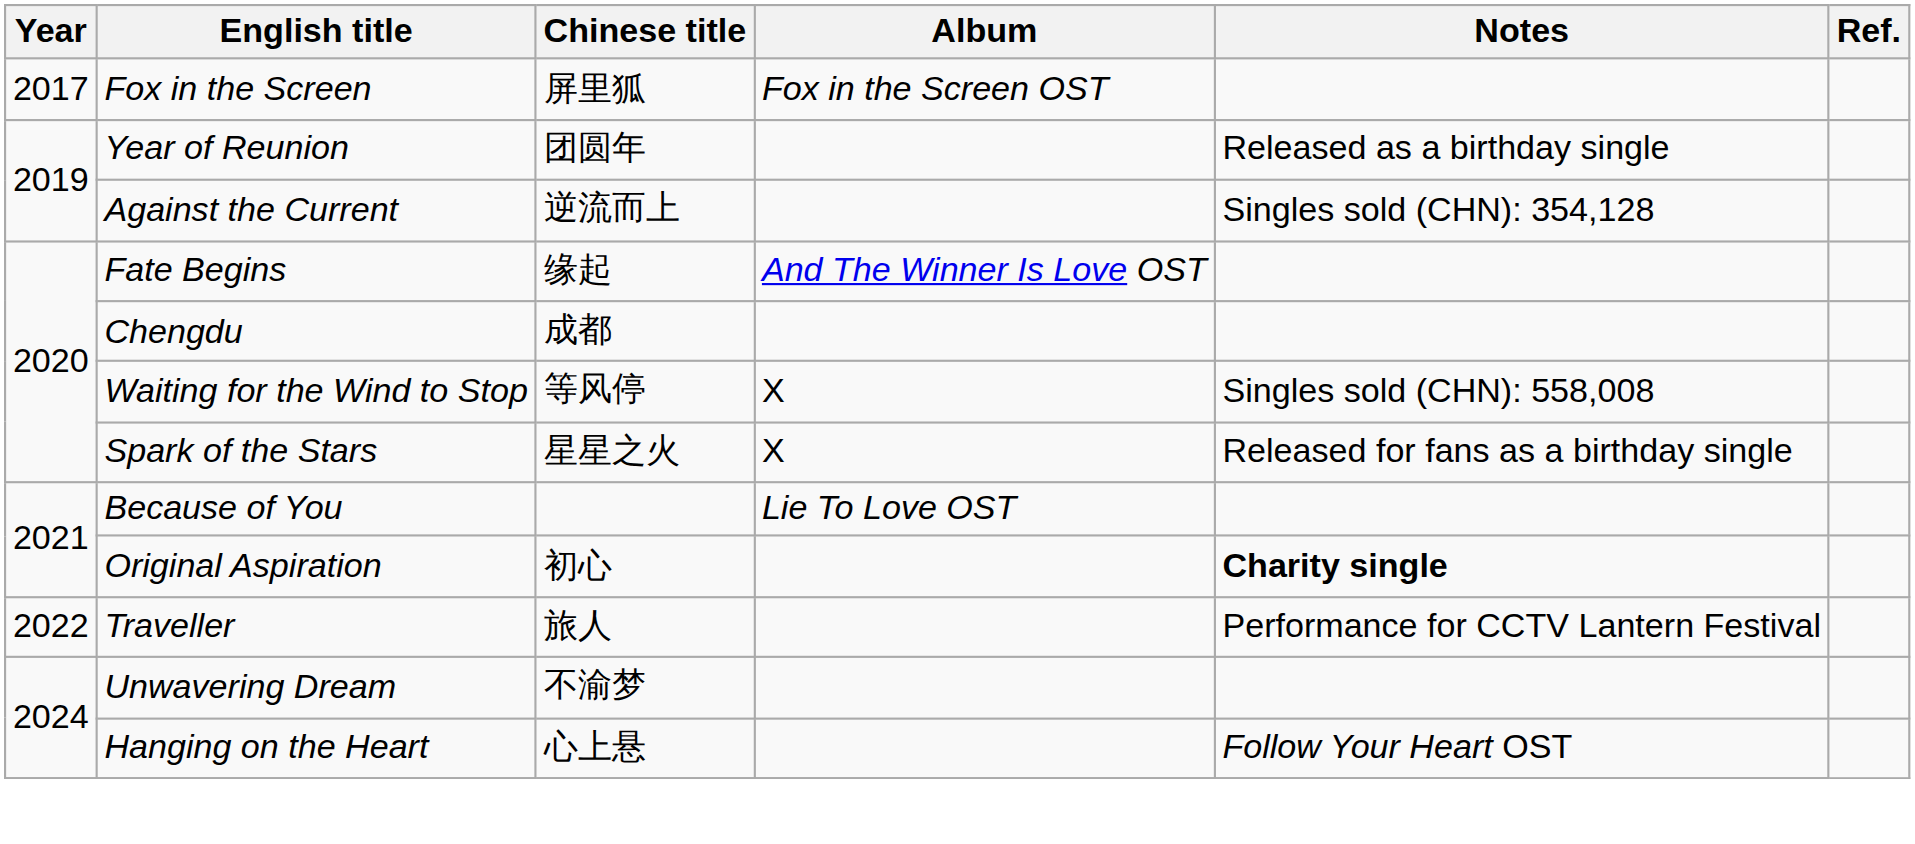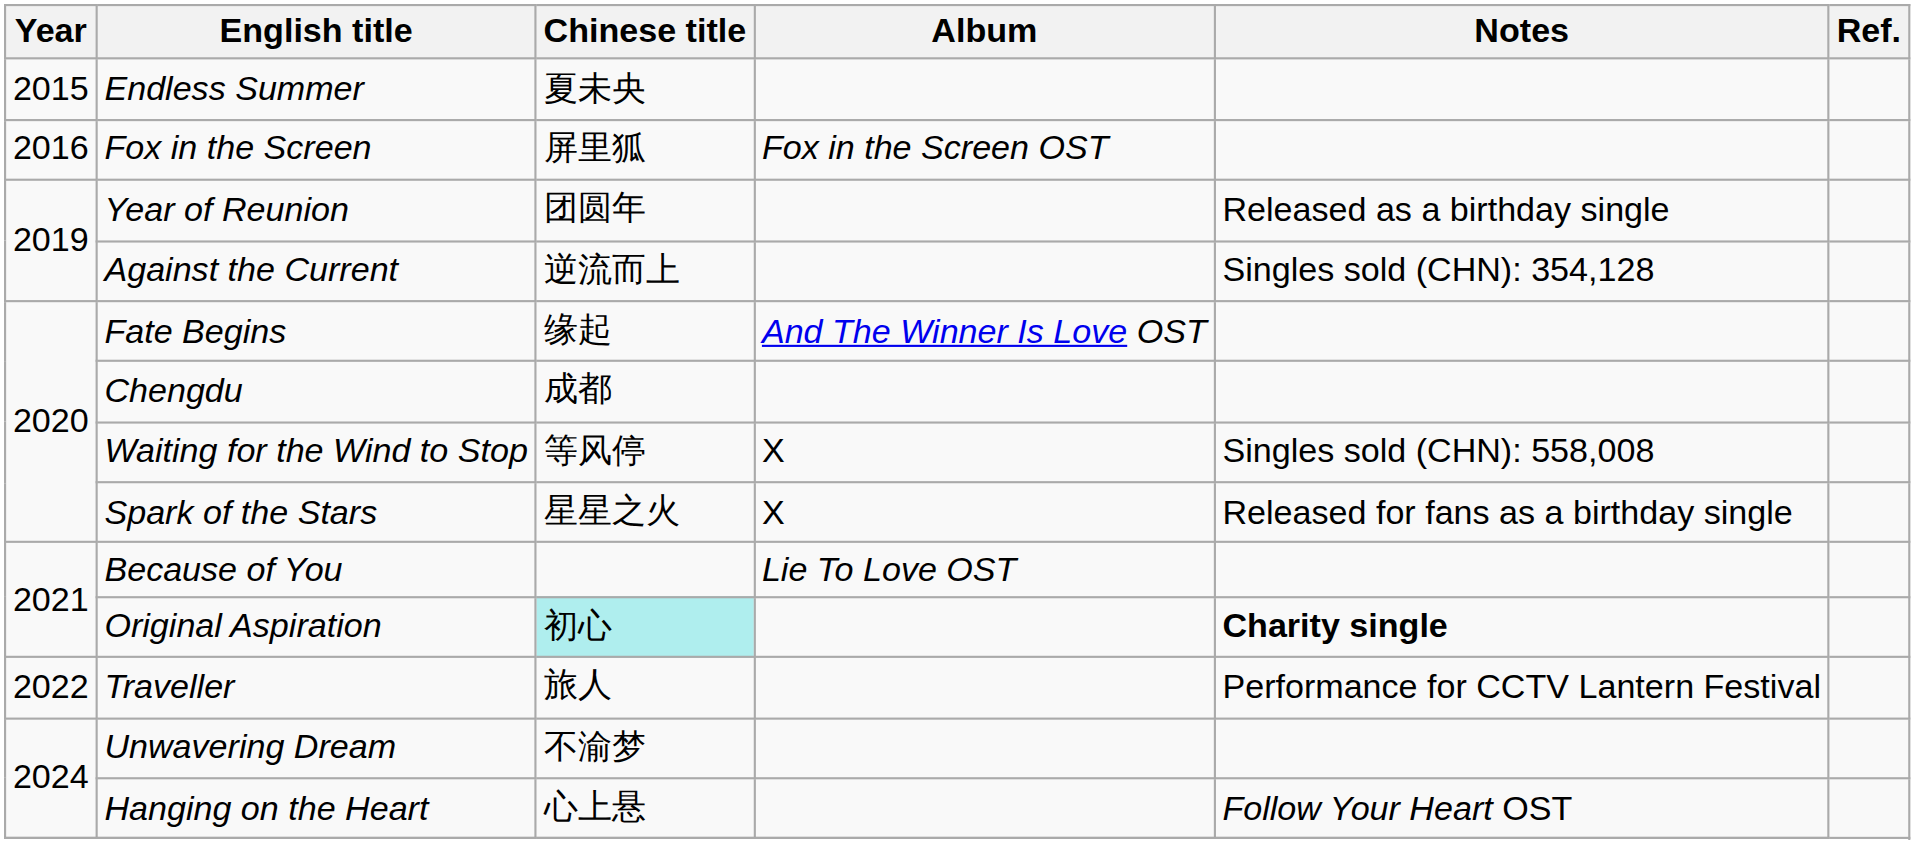+ row: (234, 88)
(51, 88) 2017 -> (51, 149) 2016
(578, 564) no background -> (578, 625) paleturquoise background
